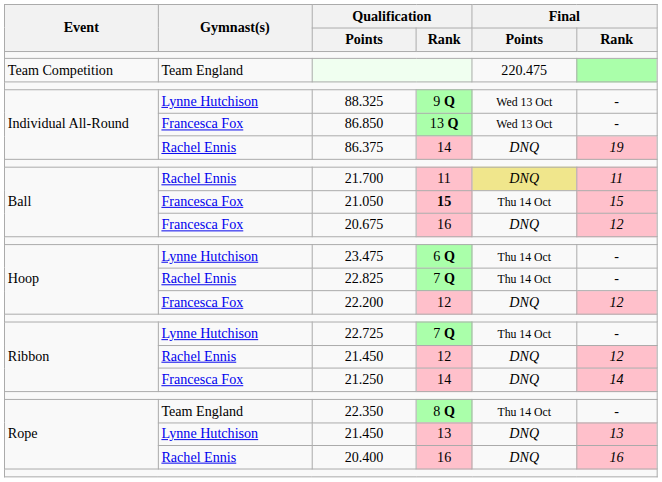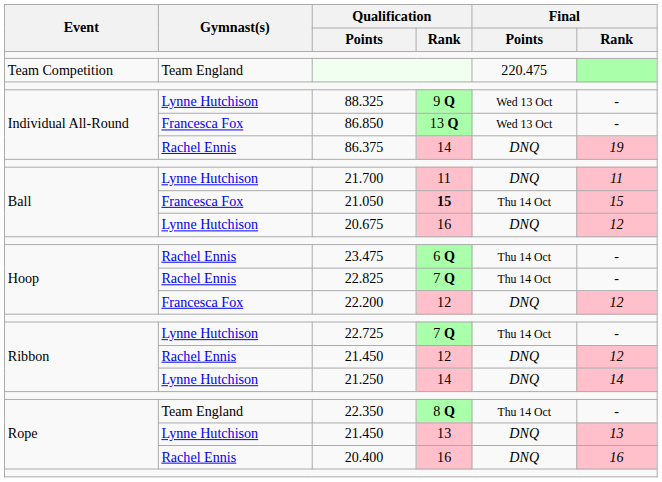(199, 178) Rachel Ennis -> (210, 178) Lynne Hutchison
(524, 178) khaki background -> (524, 178) no background
(202, 225) Francesca Fox -> (210, 225) Lynne Hutchison
(210, 256) Lynne Hutchison -> (199, 256) Rachel Ennis
(202, 380) Francesca Fox -> (210, 380) Lynne Hutchison
